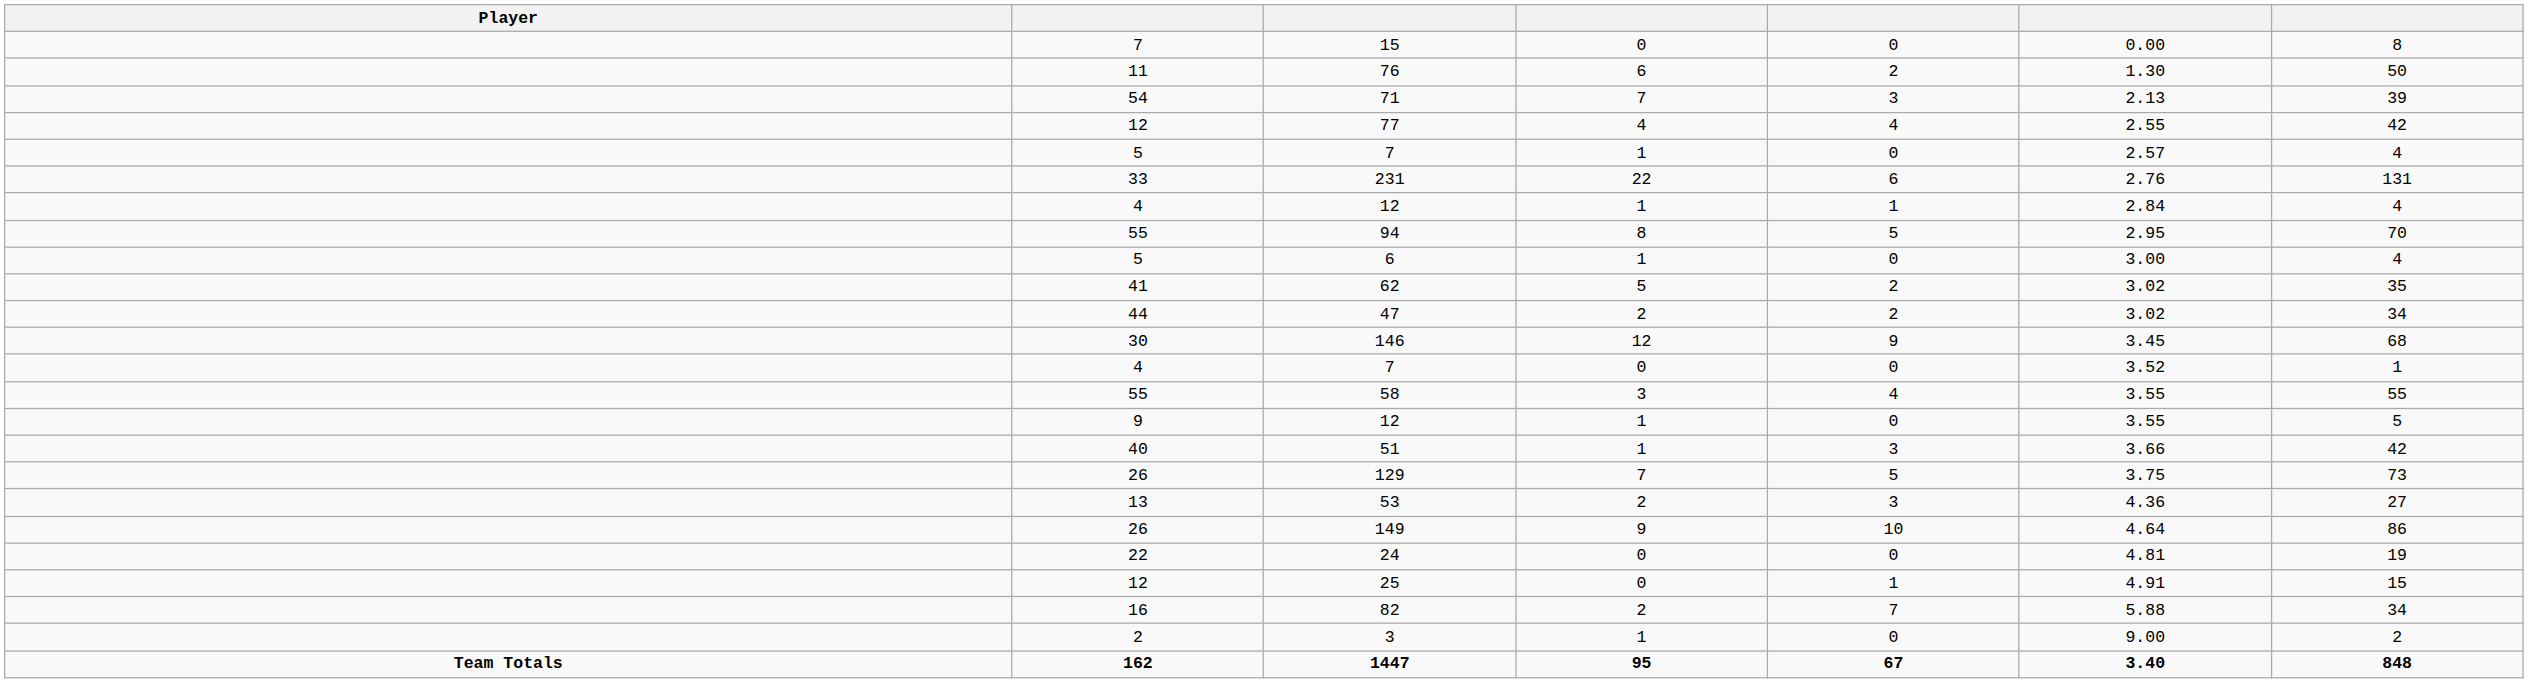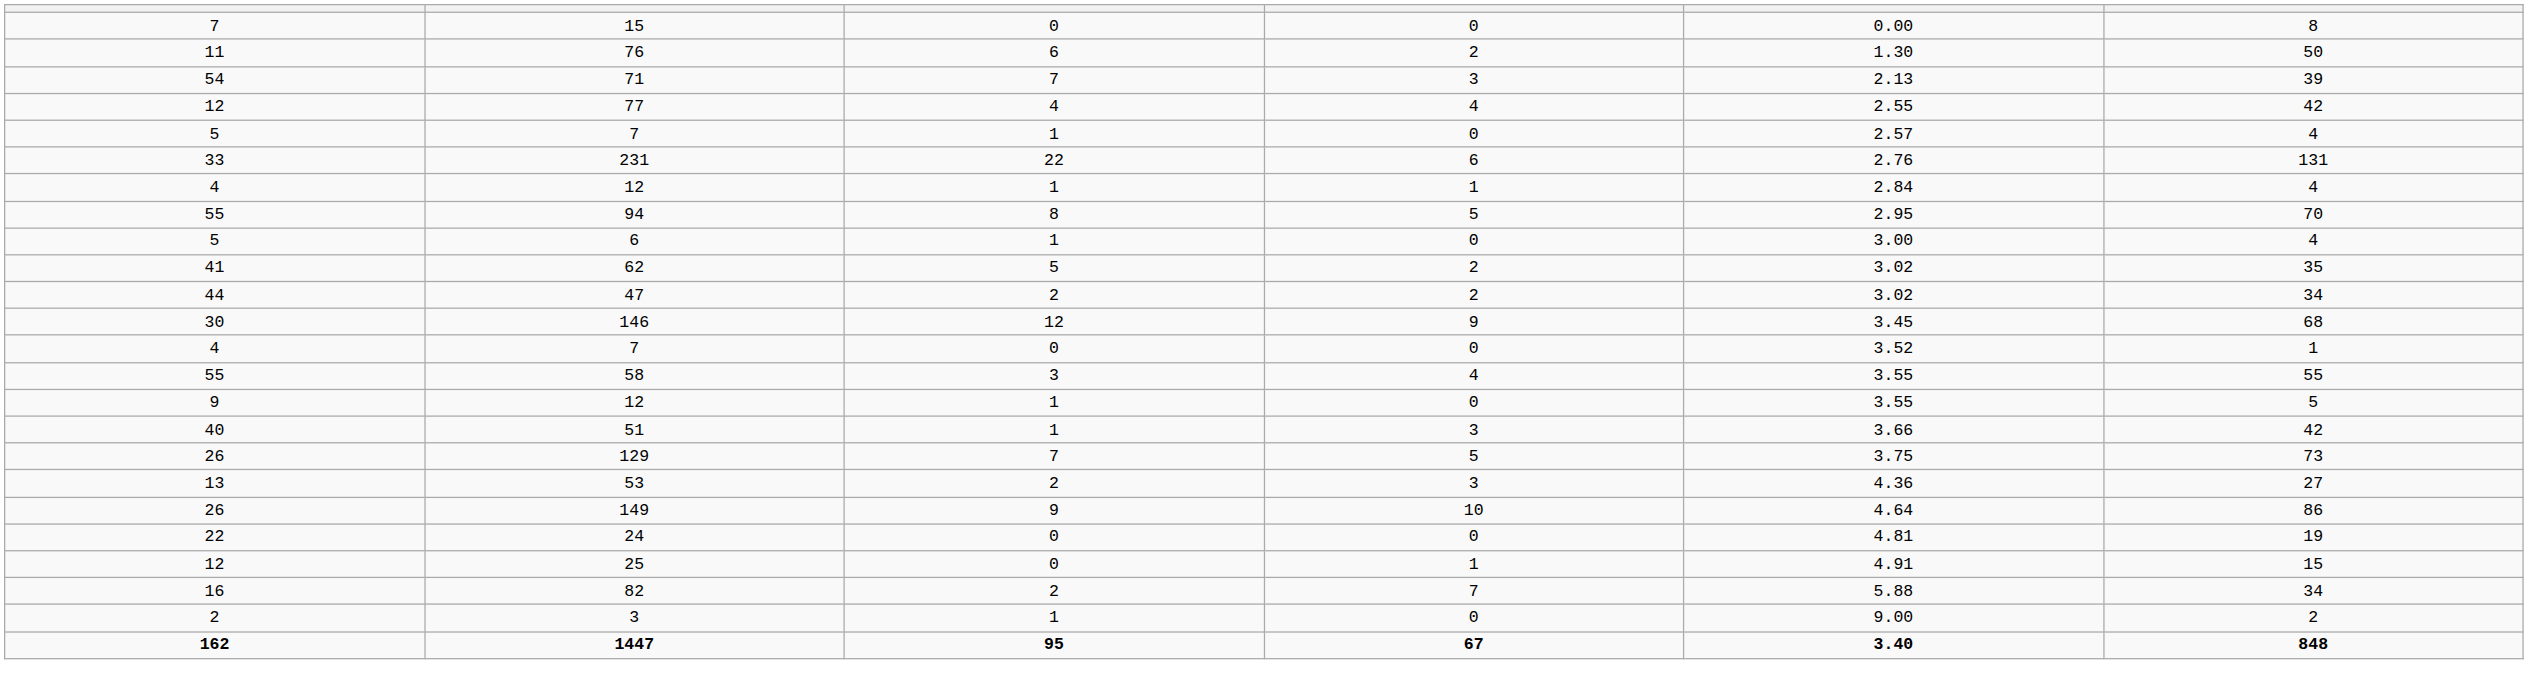- column: (508, 18)
